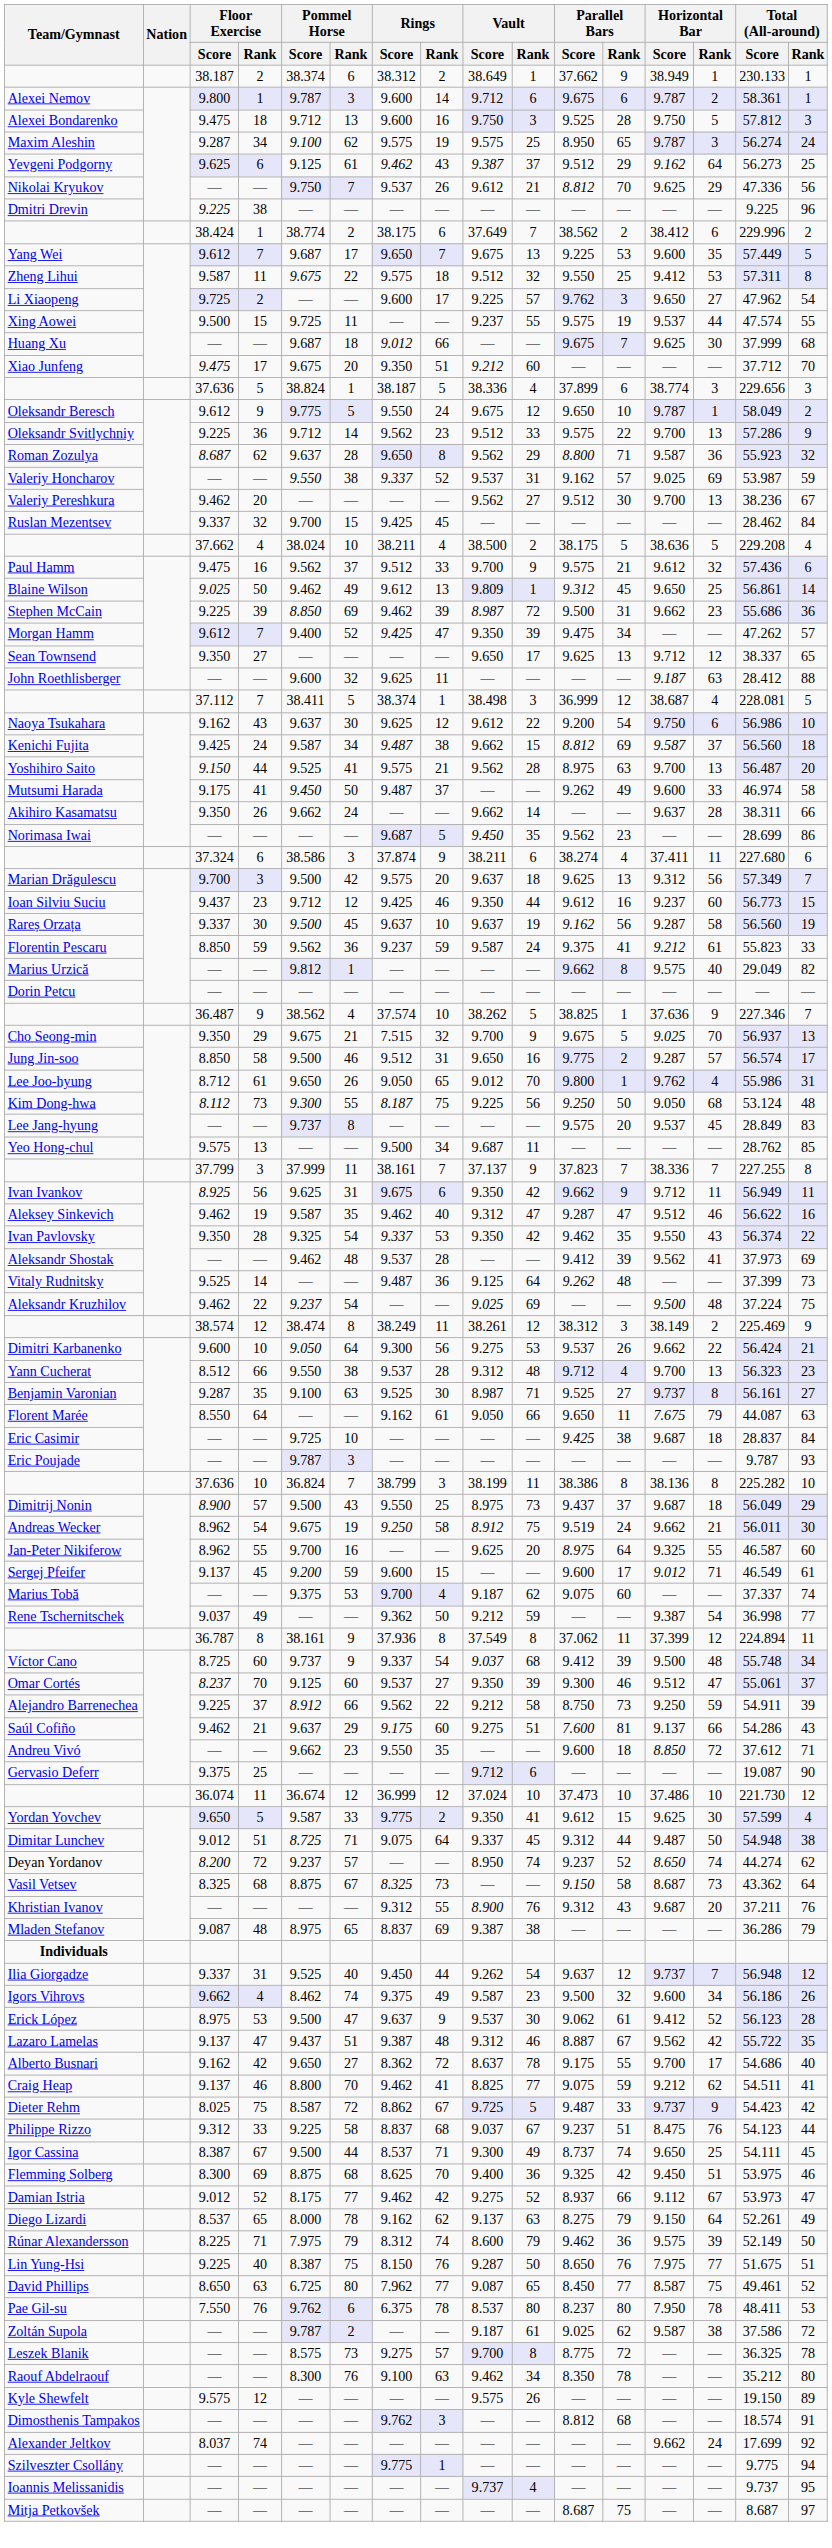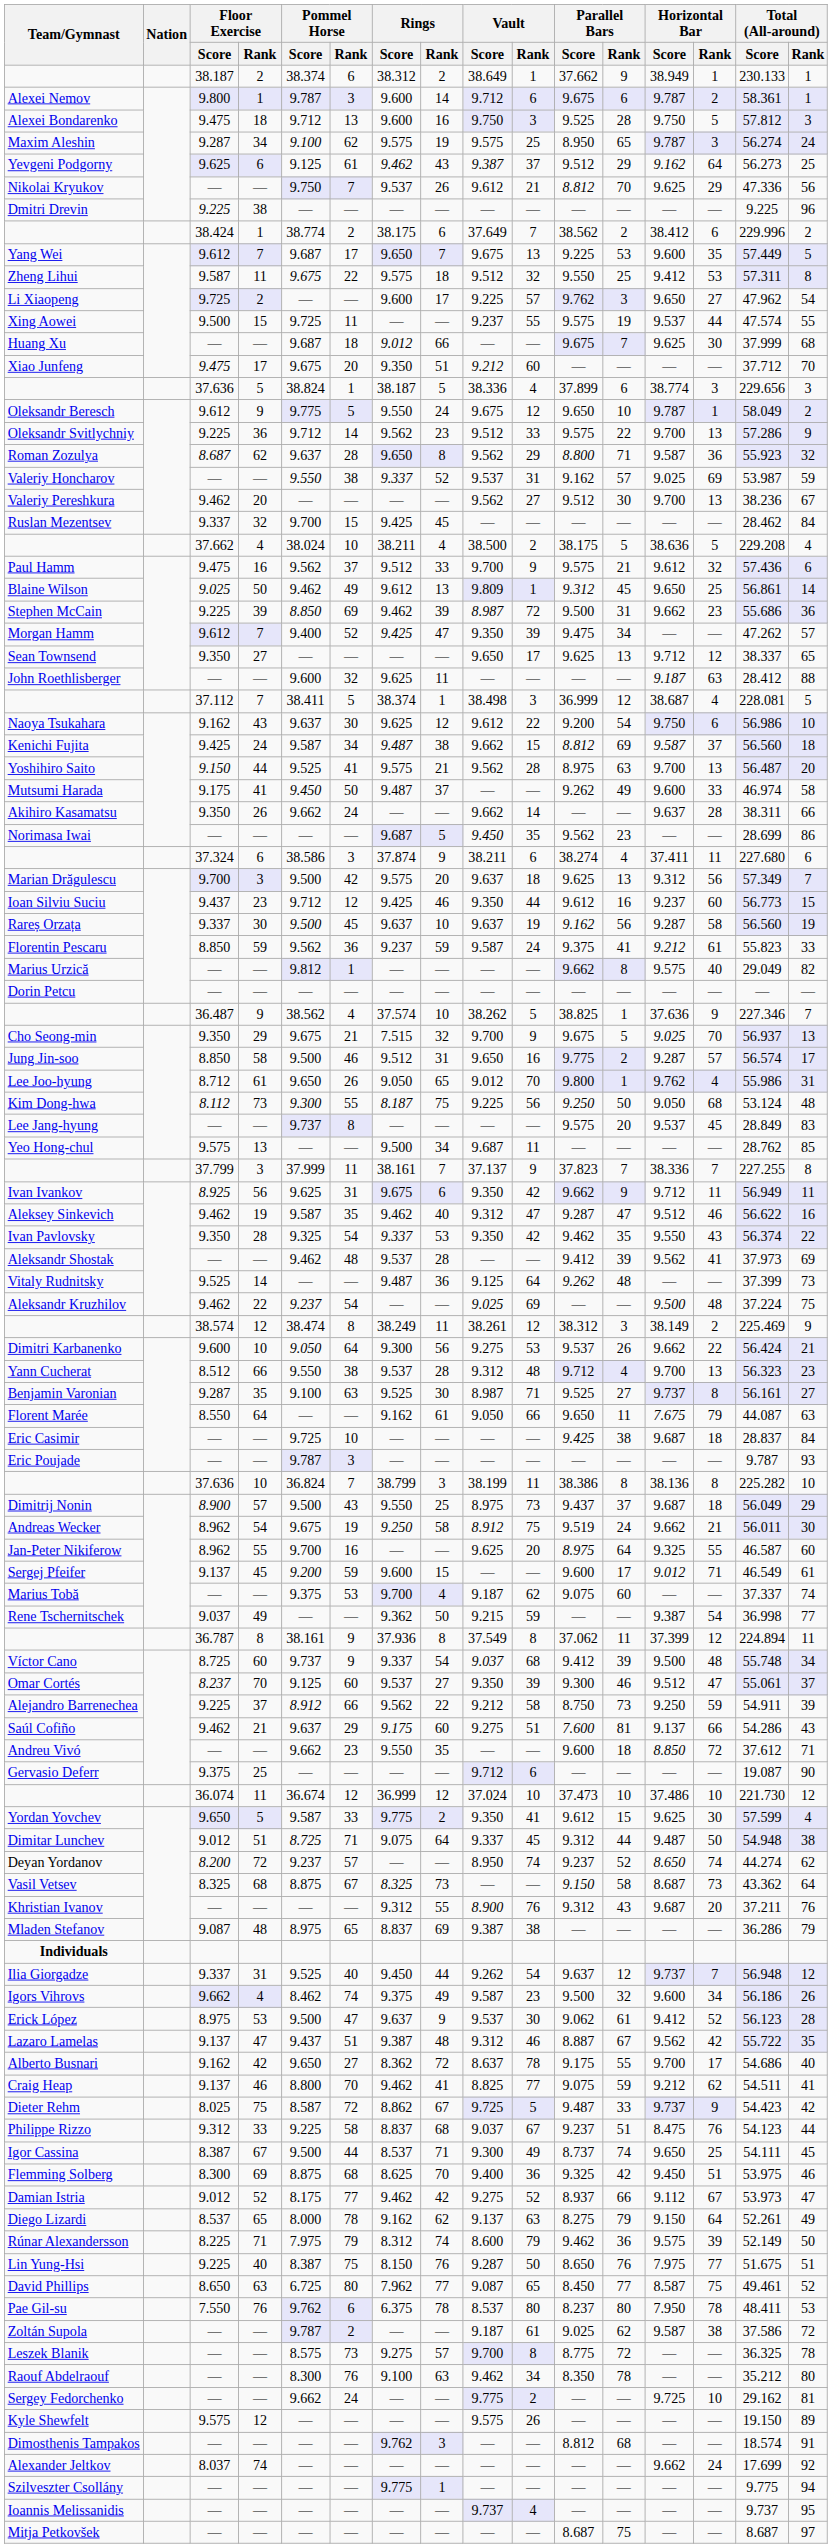(487, 1616) 9.212 -> (487, 1616) 9.215
+ row: (66, 2398)
